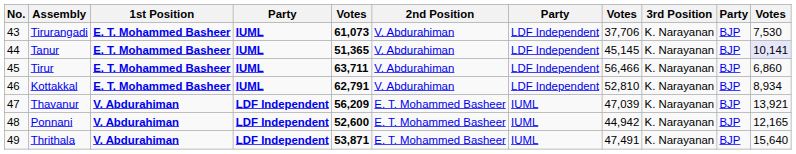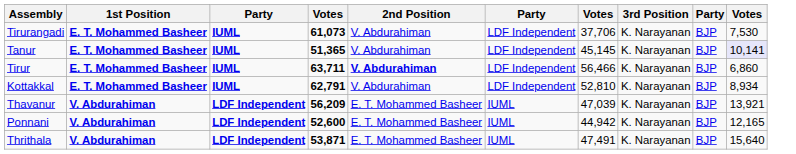- column: (16, 14)
(414, 68) normal -> (394, 68) bold
